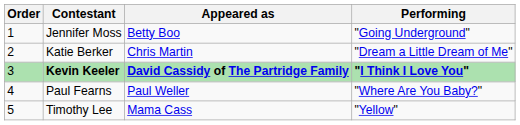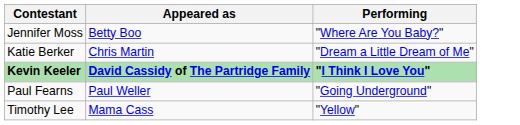- column: (24, 14)
(412, 33) "Going Underground" -> (380, 33) "Where Are You Baby?"
(418, 91) "Where Are You Baby?" -> (373, 91) "Going Underground"
